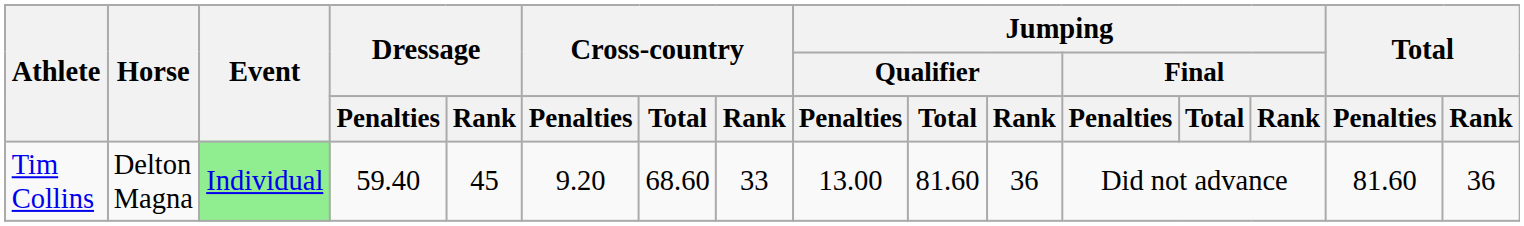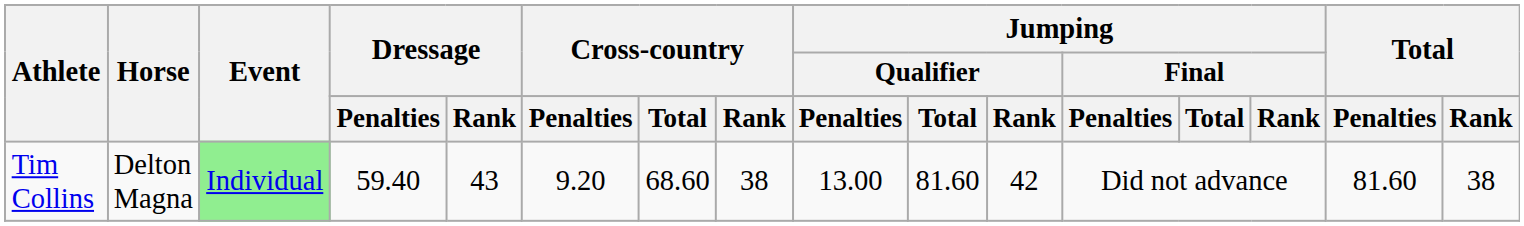(484, 181) 45 -> (484, 181) 43
(754, 181) 33 -> (754, 181) 38
(1024, 181) 36 -> (1024, 181) 42
(1481, 181) 36 -> (1481, 181) 38
